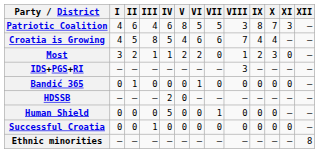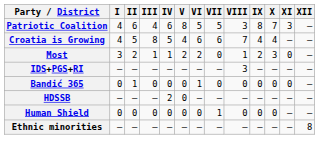(170, 112) 5 -> (170, 112) 0
- row: (57, 127)
